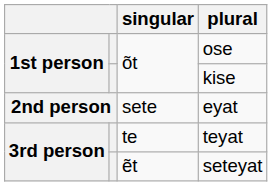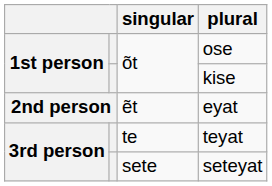(139, 107) sete -> (130, 107) ẽt
(130, 166) ẽt -> (139, 166) sete
